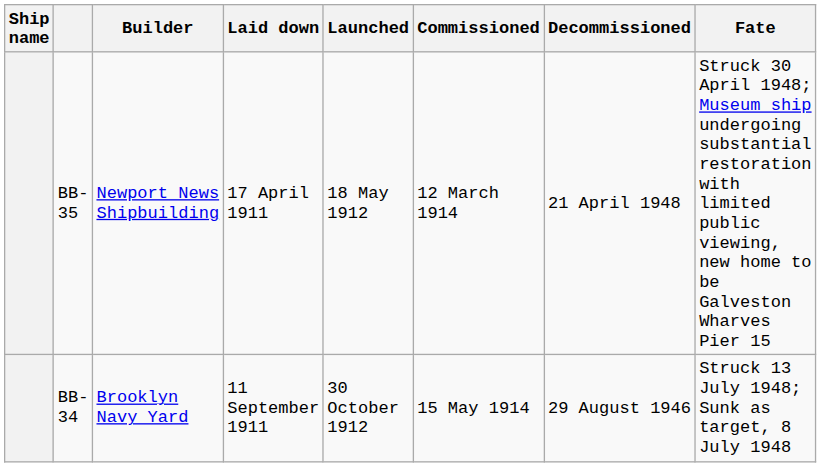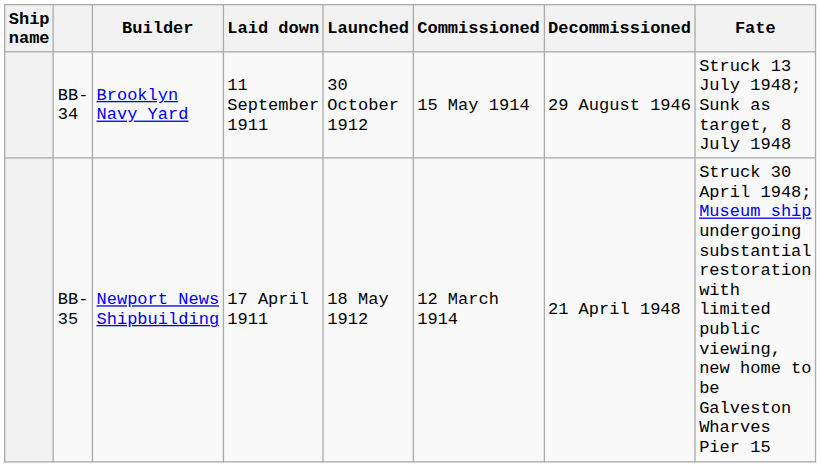rows swapped: (73, 408) <-> (73, 203)
